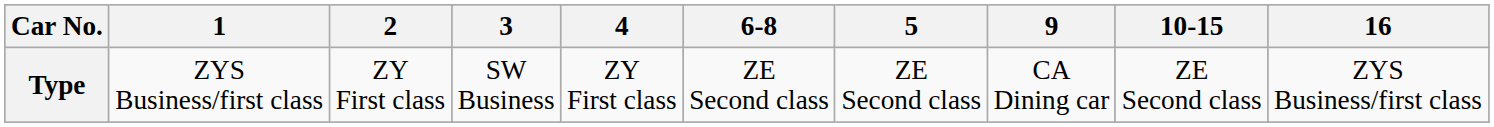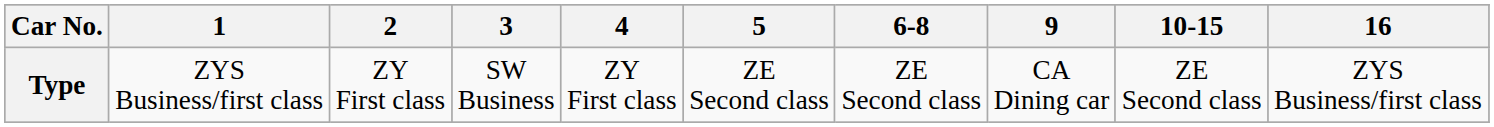columns swapped: (911, 26) <-> (759, 26)
